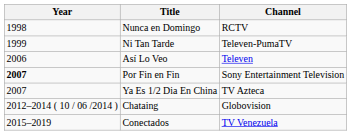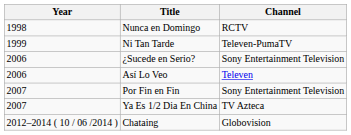+ row: (159, 59)
(17, 75) bold -> (17, 91) normal
- row: (146, 122)
